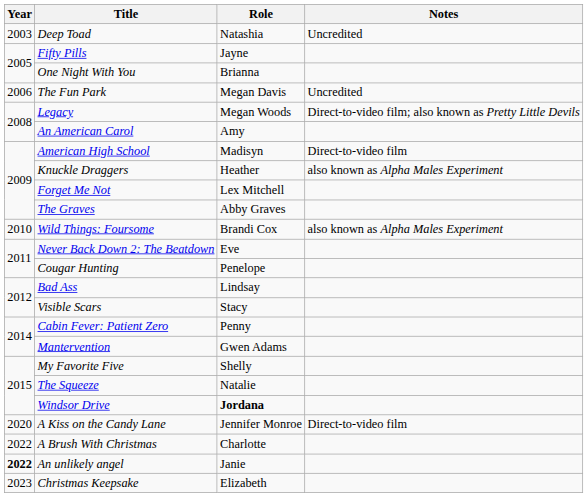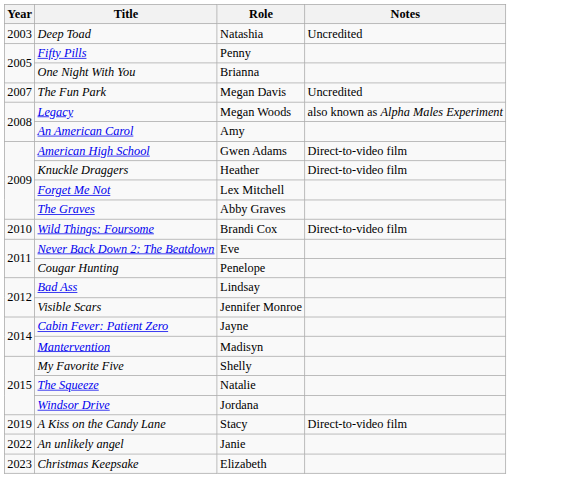(234, 53) Jayne -> (236, 53) Penny
(20, 92) 2006 -> (20, 92) 2007
(444, 111) Direct-to-video film; also known as Pretty Little Devils -> (405, 111) also known as Alpha Males Experiment
(242, 151) Madisyn -> (253, 151) Gwen Adams
(405, 170) also known as Alpha Males Experiment -> (357, 170) Direct-to-video film
(405, 229) also known as Alpha Males Experiment -> (357, 229) Direct-to-video film
(234, 307) Stacy -> (261, 307) Jennifer Monroe
(236, 326) Penny -> (234, 326) Jayne
(253, 346) Gwen Adams -> (242, 346) Madisyn
(242, 405) bold -> (239, 405) normal
(20, 424) 2020 -> (20, 424) 2019
(261, 424) Jennifer Monroe -> (234, 424) Stacy
- row: (97, 444)
(20, 463) bold -> (20, 444) normal
